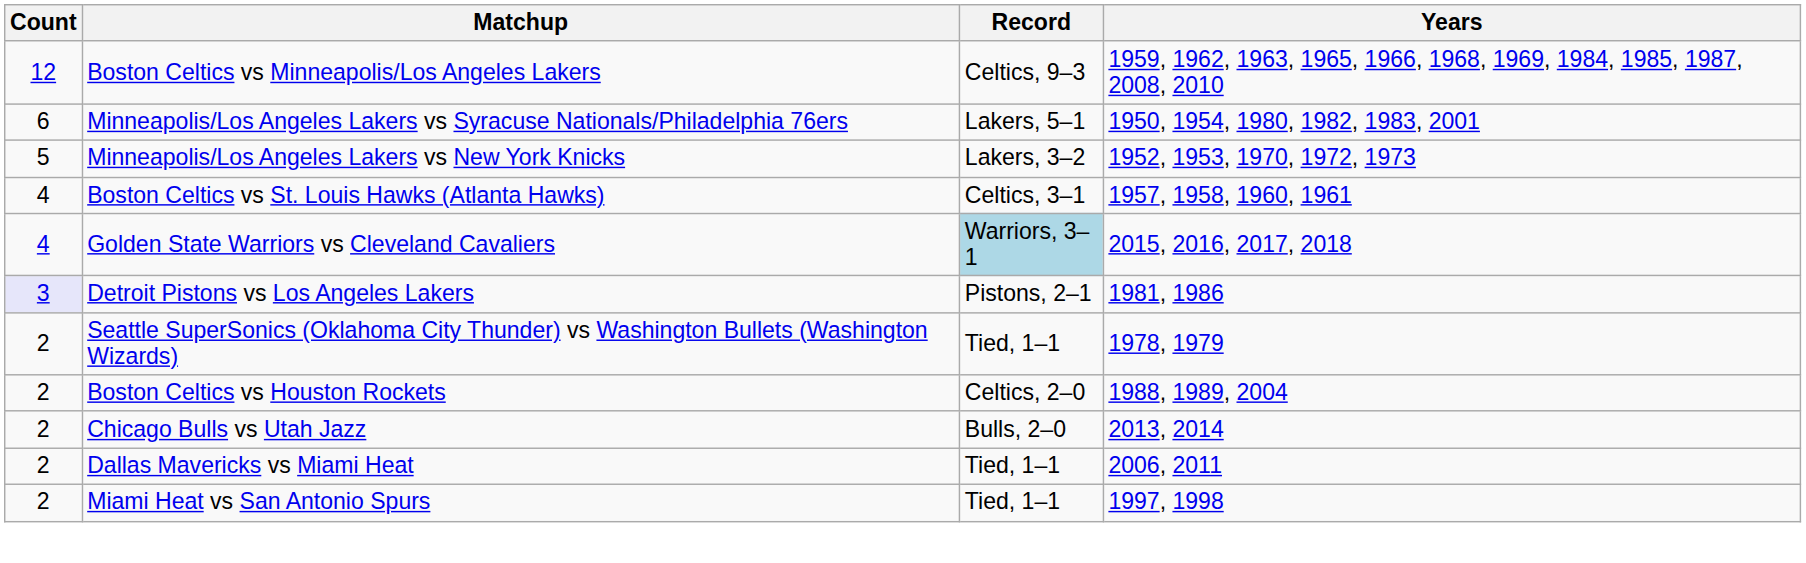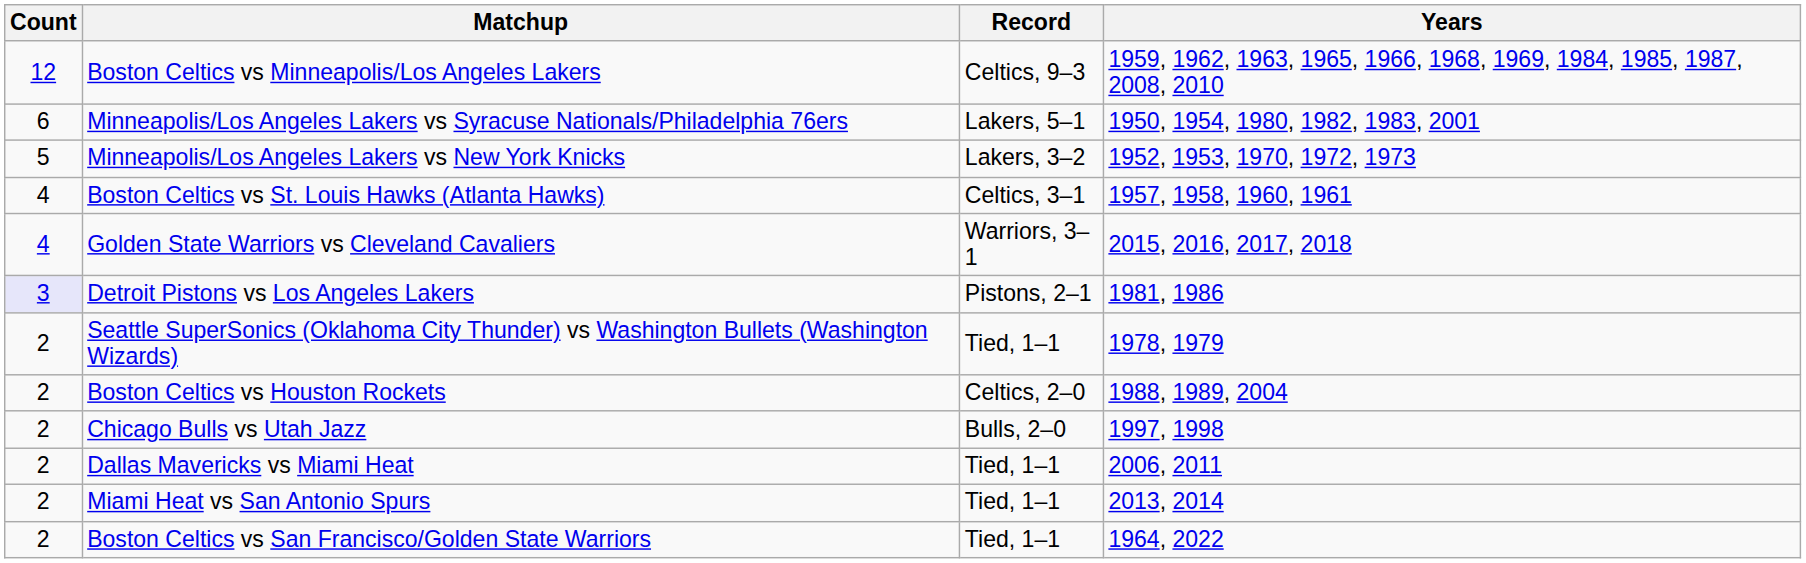(1027, 244) lightblue background -> (1027, 244) no background
(1166, 429) 2013, 2014 -> (1166, 429) 1997, 1998
(1166, 502) 1997, 1998 -> (1166, 502) 2013, 2014
+ row: (369, 539)
